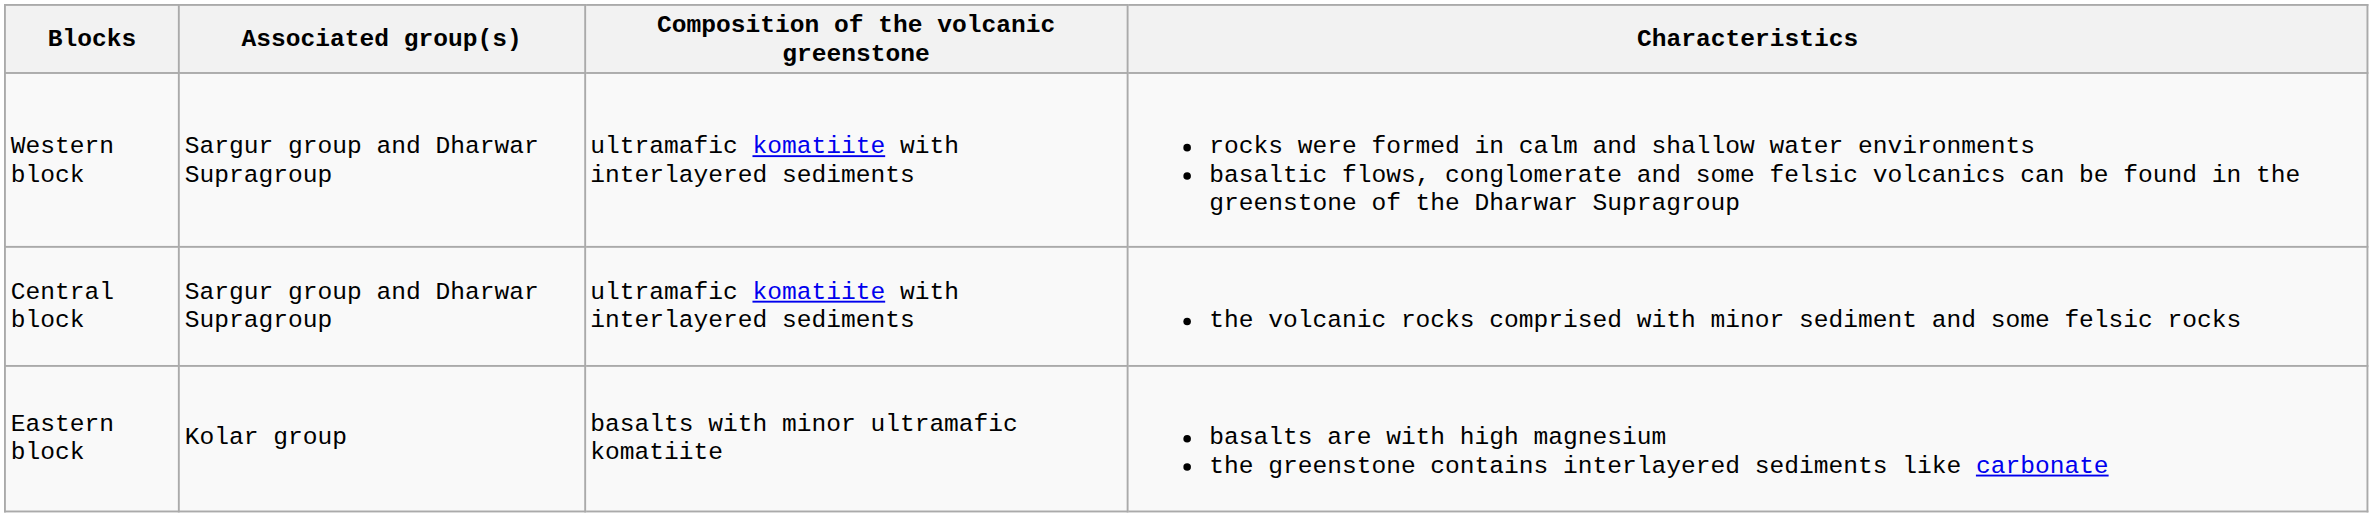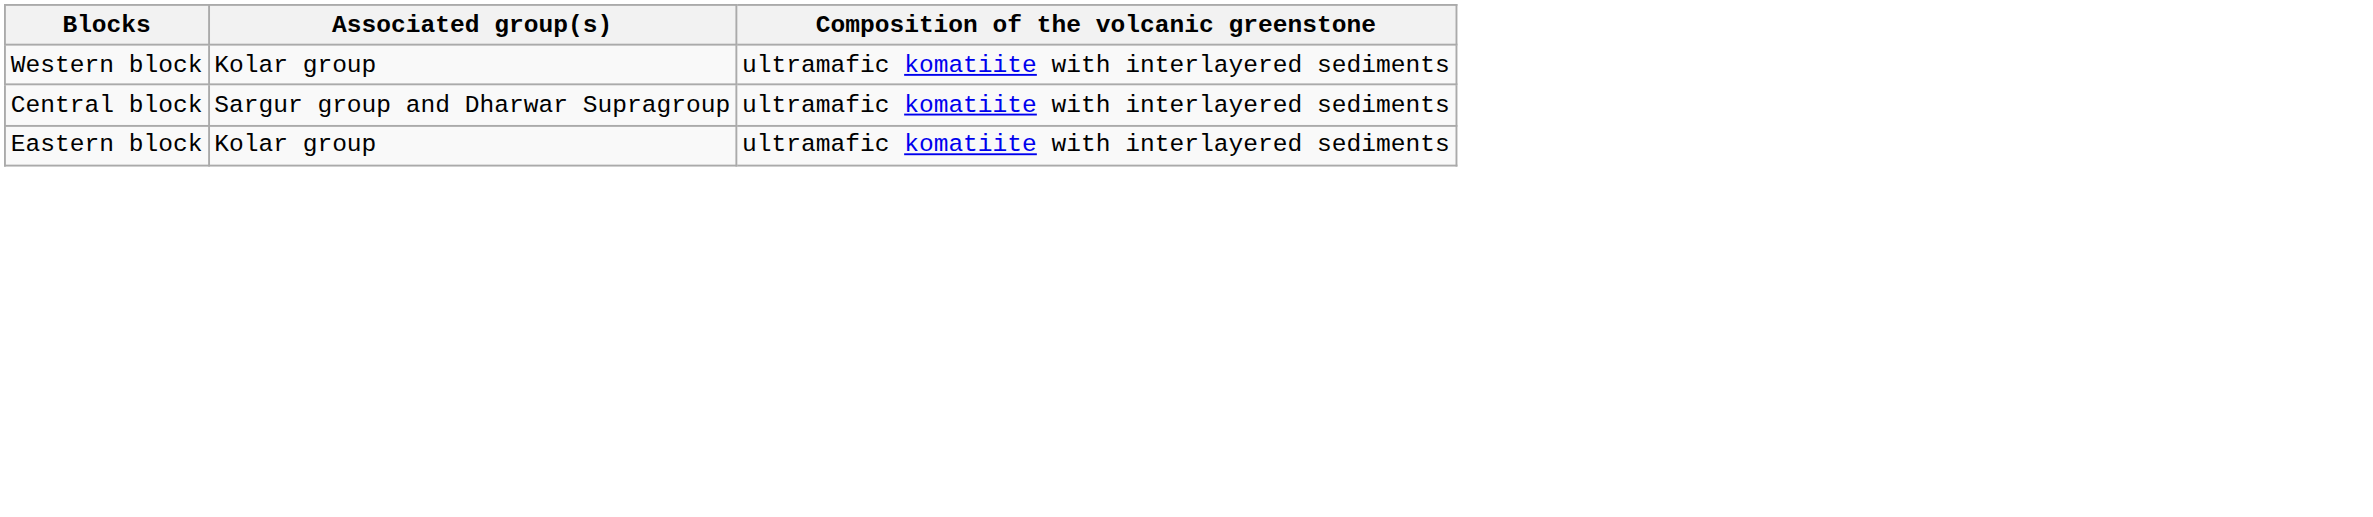- column: (1748, 39)
(362, 160) Sargur group and Dharwar Supragroup -> (295, 65) Kolar group
(804, 438) basalts with minor ultramafic komatiite -> (1096, 145) ultramafic komatiite with interlayered sediments
